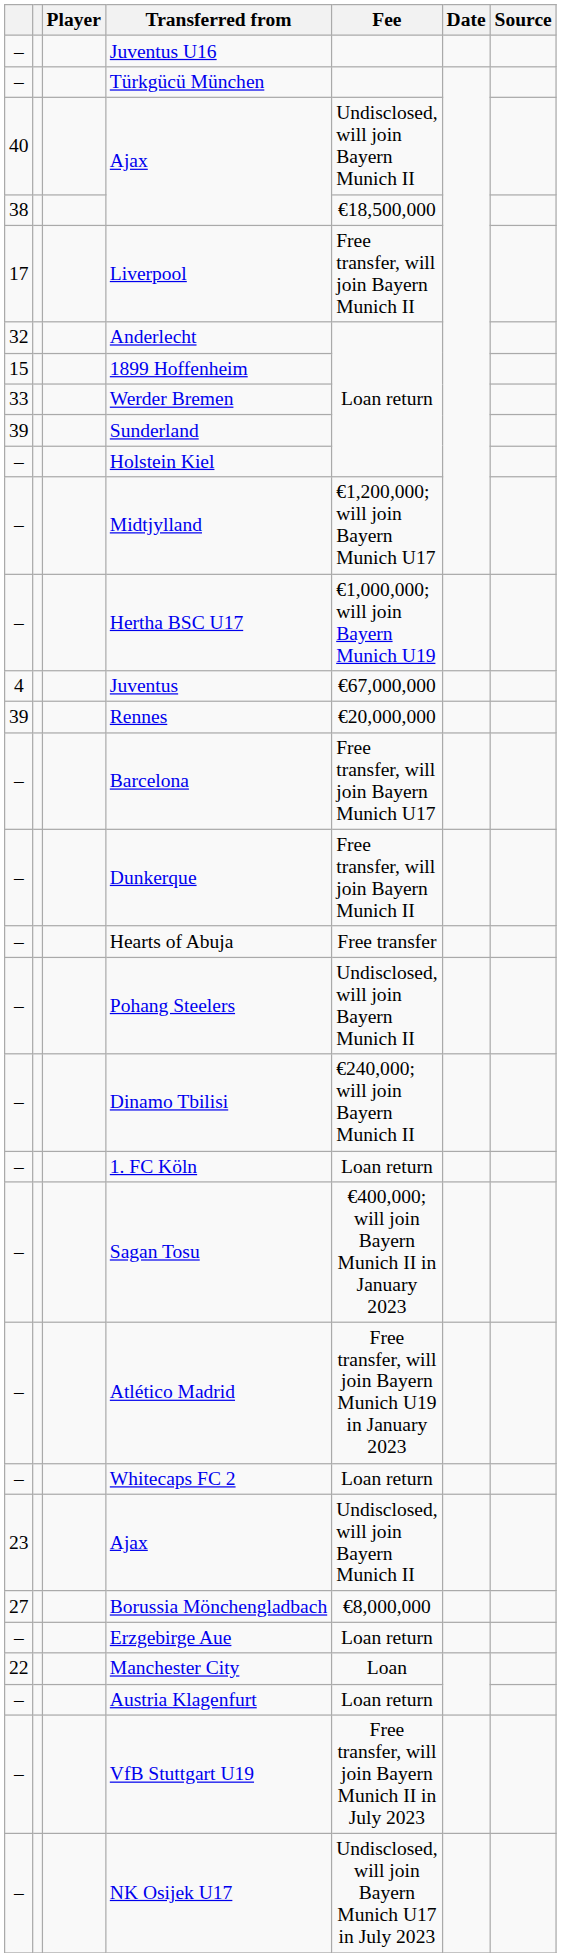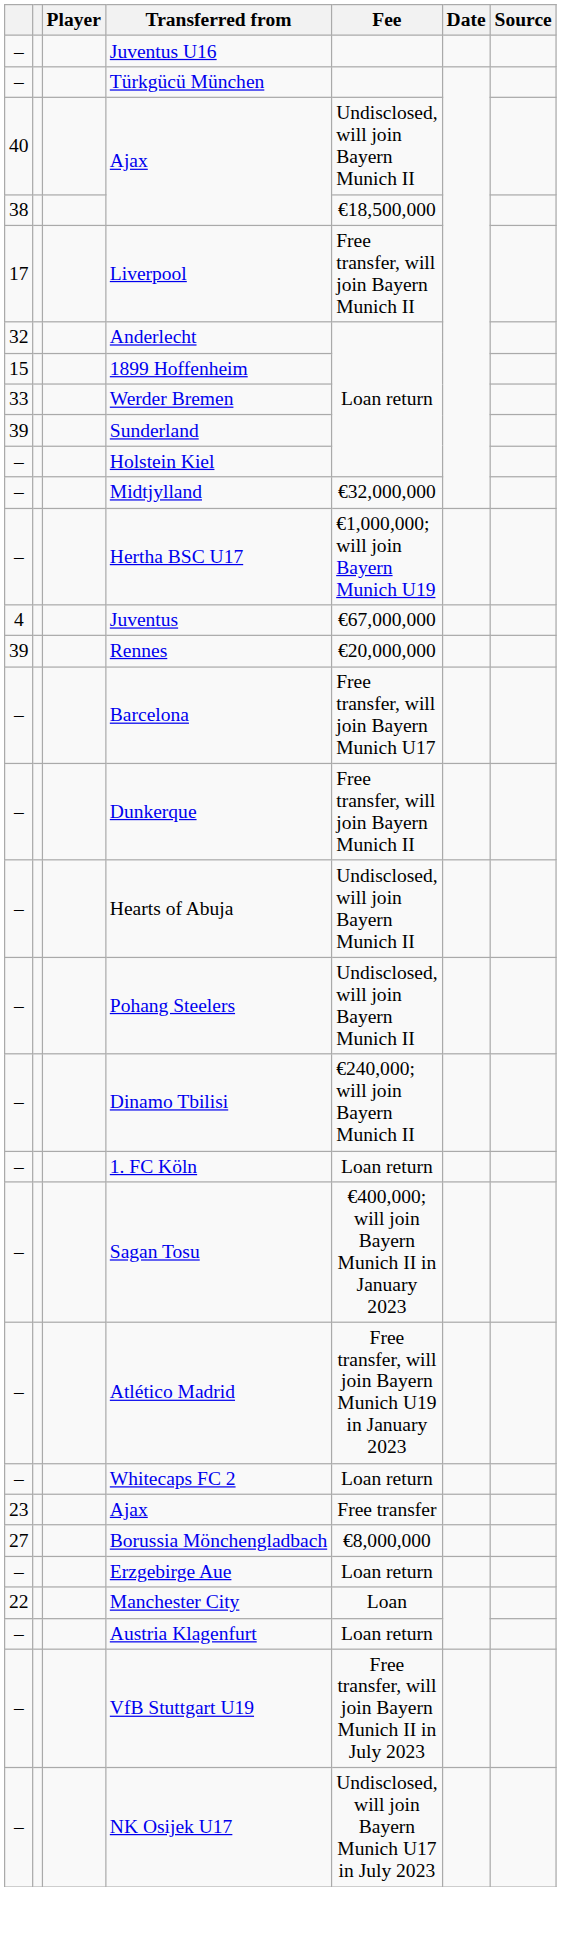(386, 525) €1,200,000; will join Bayern Munich U17 -> (387, 492) €32,000,000
(387, 941) Free transfer -> (387, 908) Undisclosed, will join Bayern Munich II
(387, 1542) Undisclosed, will join Bayern Munich II -> (387, 1509) Free transfer
